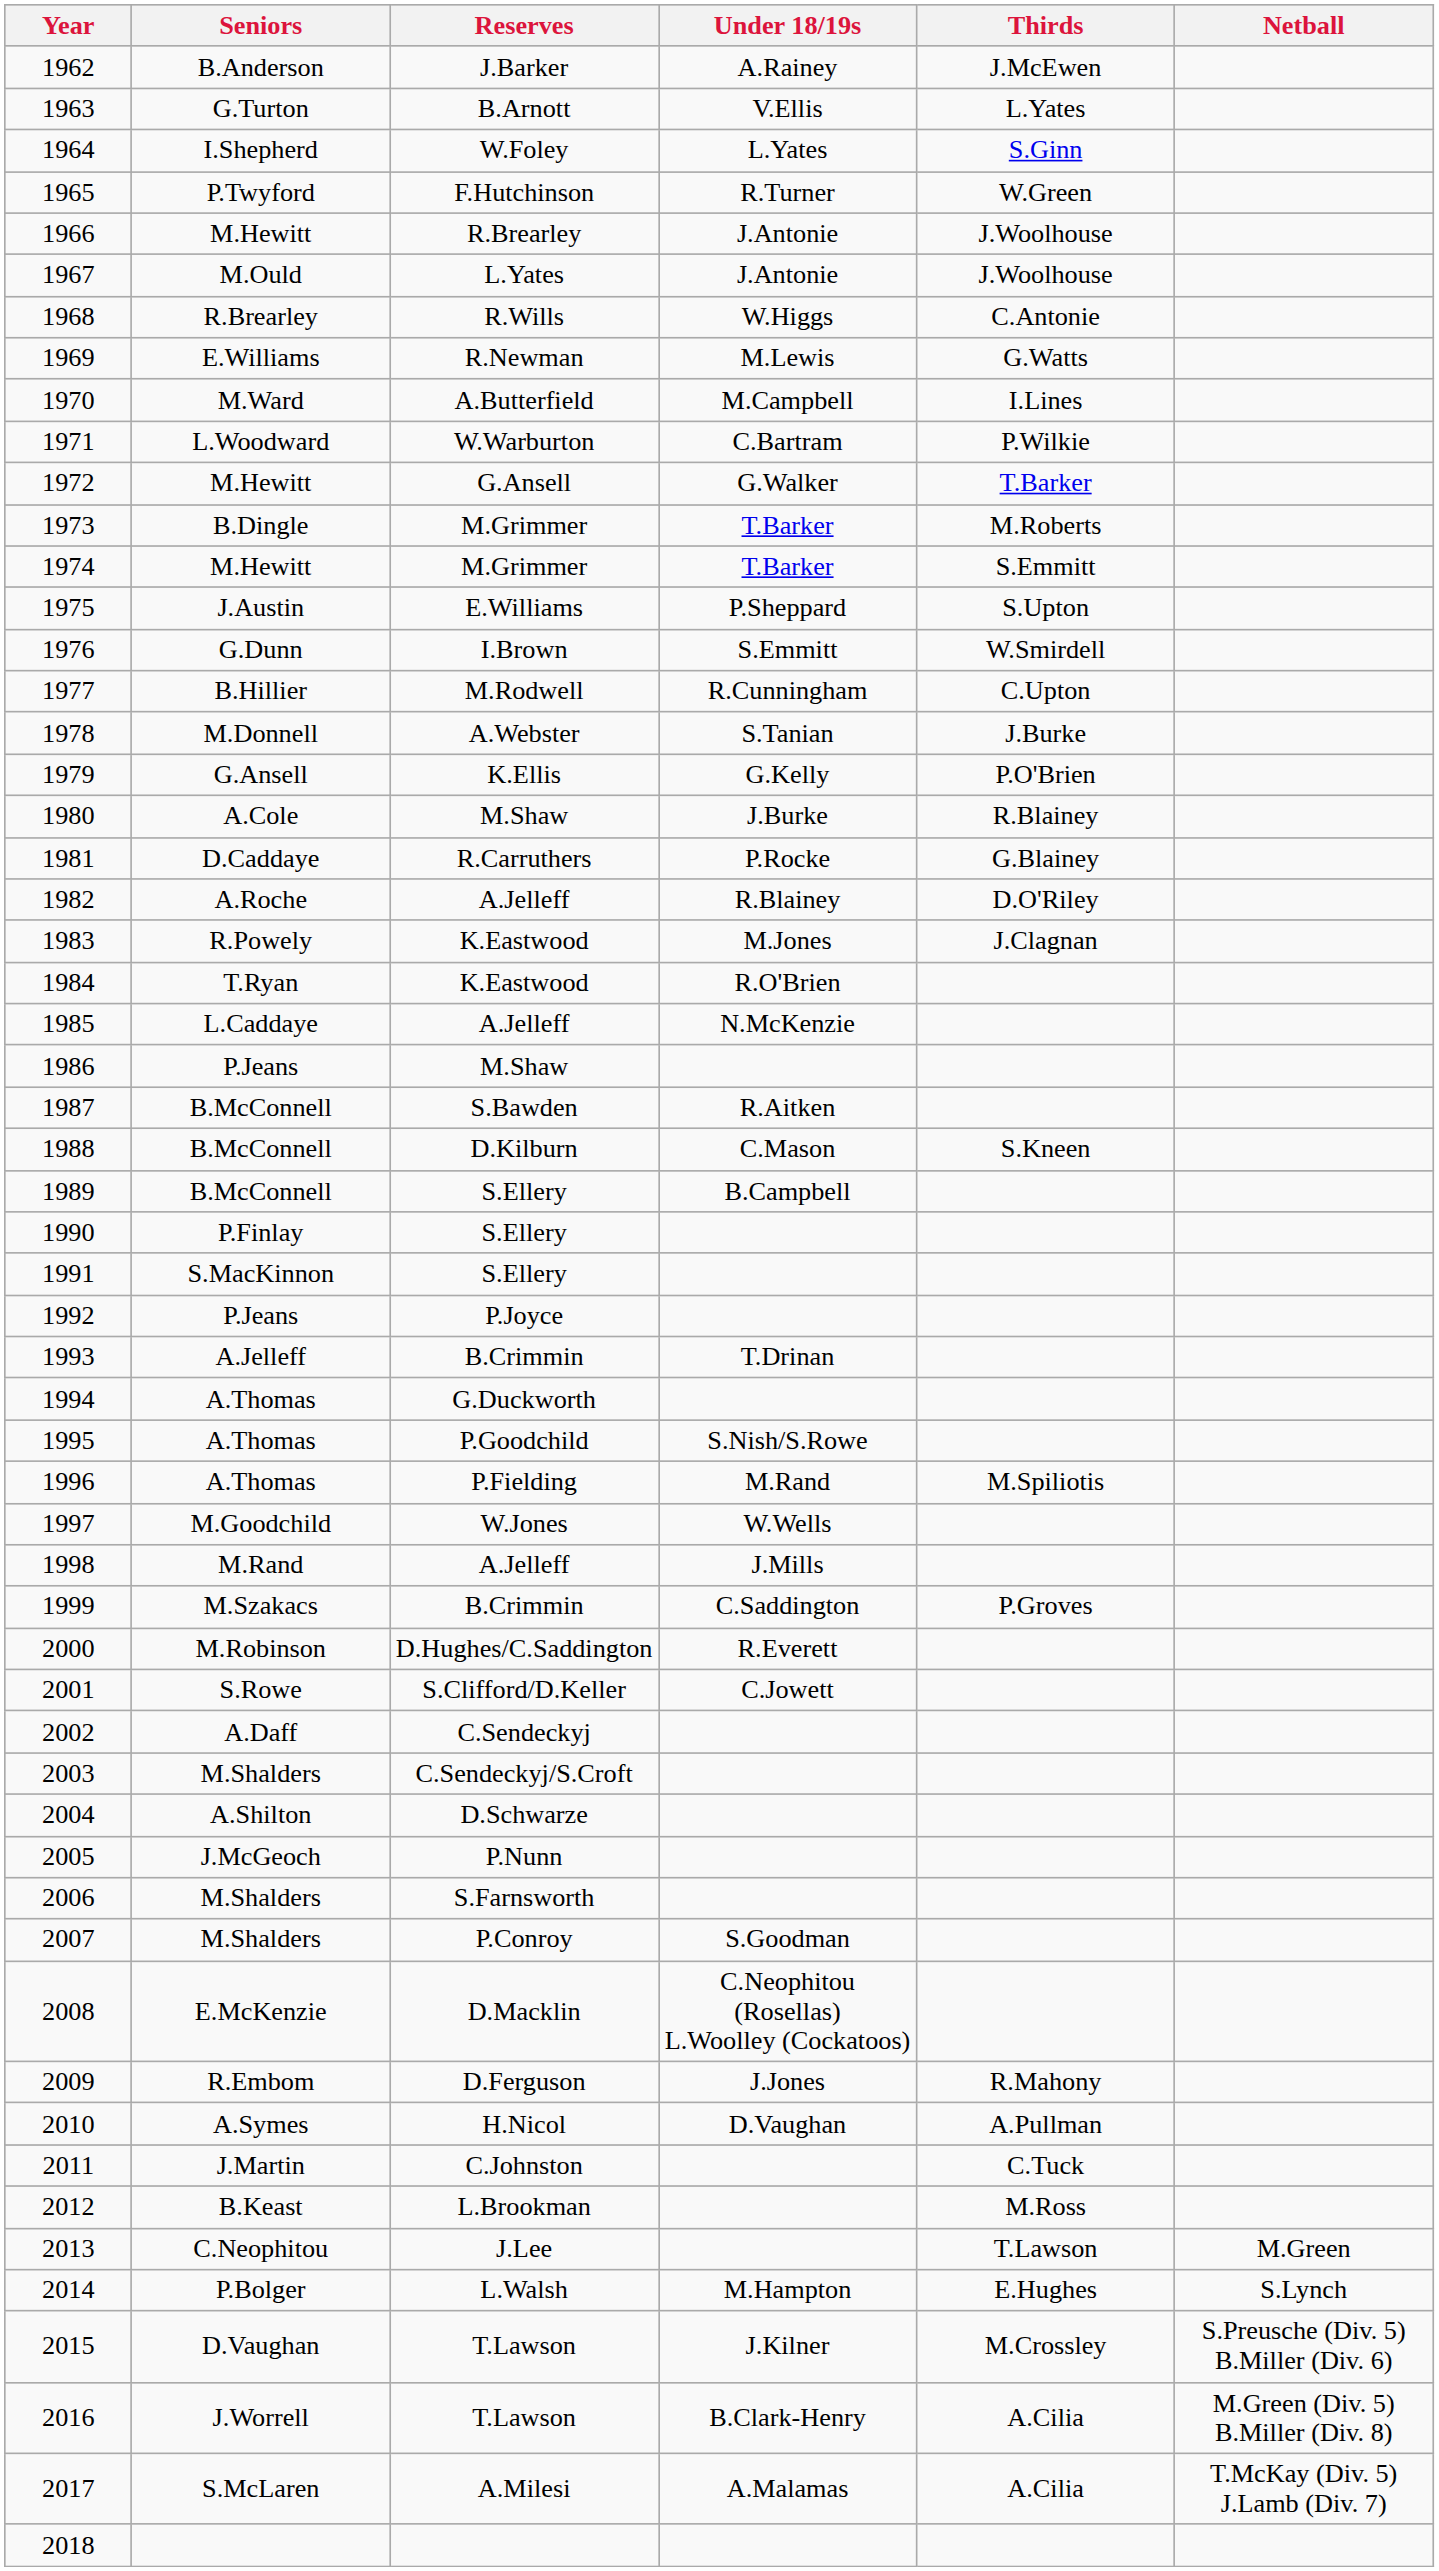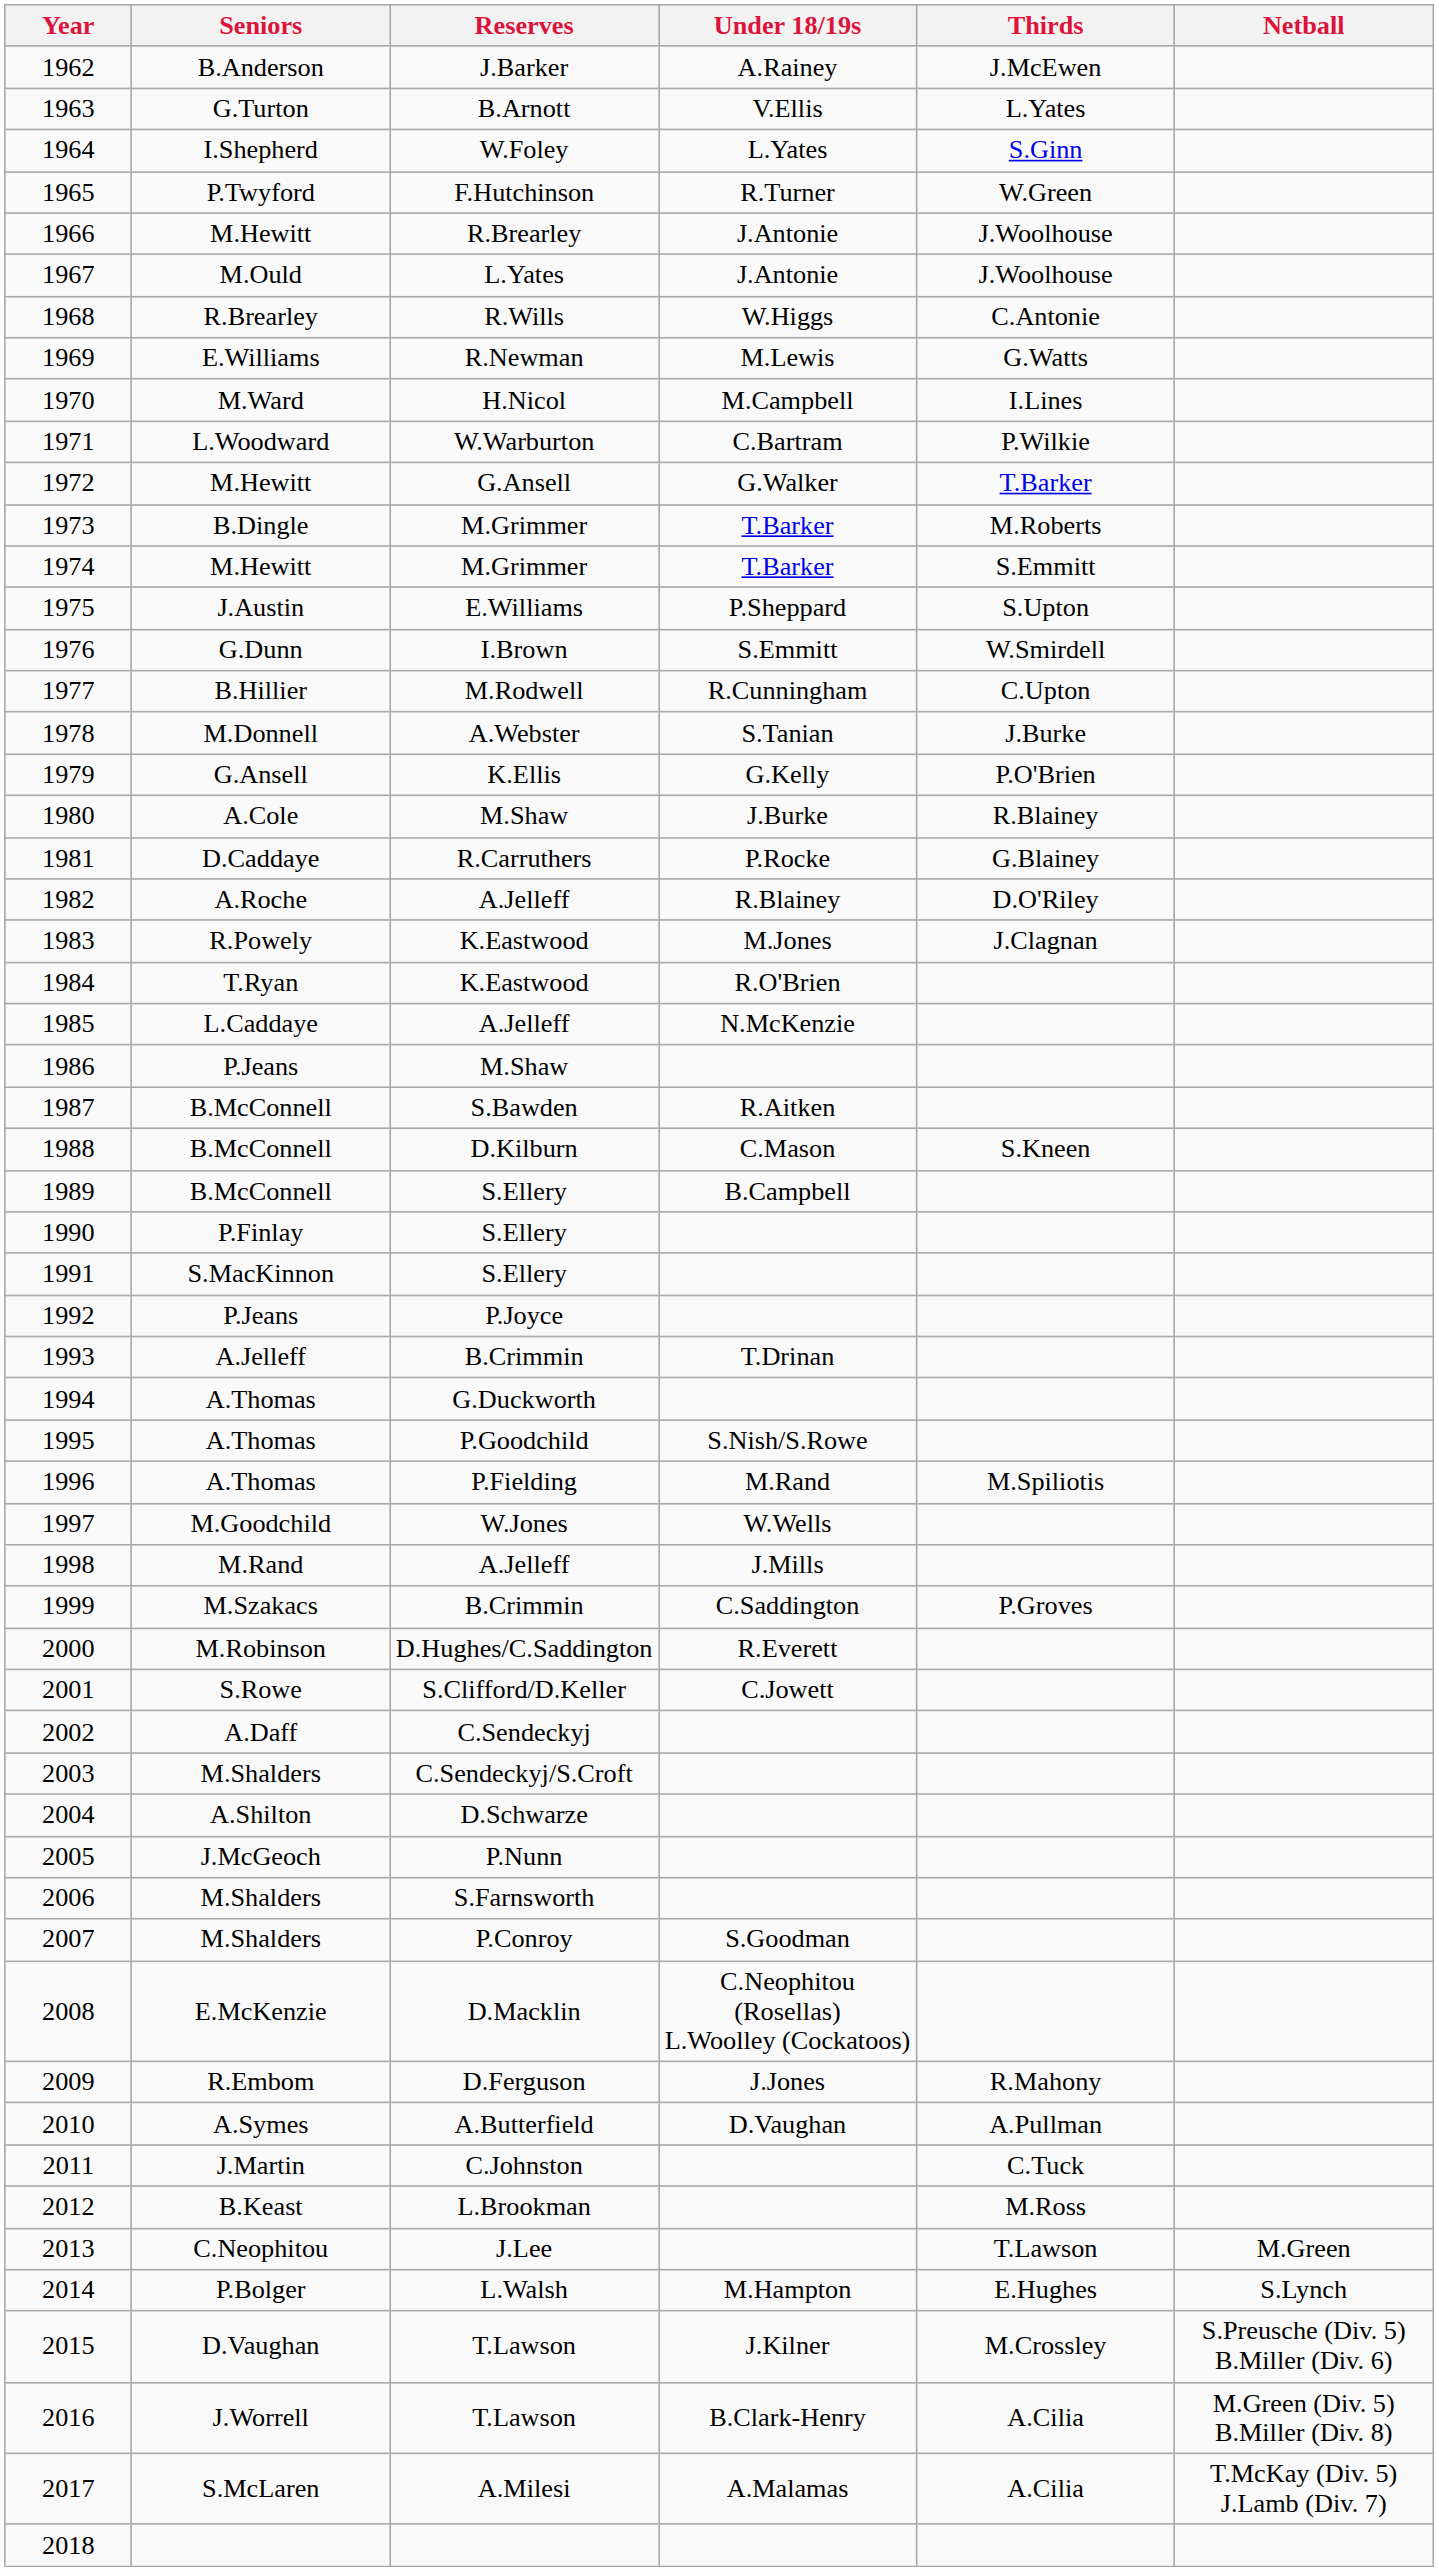(524, 399) A.Butterfield -> (524, 399) H.Nicol
(524, 2123) H.Nicol -> (524, 2123) A.Butterfield
